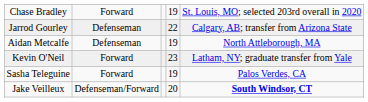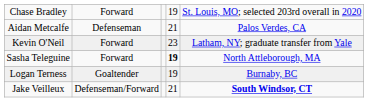- row: (38, 27)
(173, 43) 19 -> (173, 27) 21
(272, 43) North Attleborough, MA -> (272, 27) Palos Verdes, CA
(173, 74) normal -> (173, 58) bold
(272, 74) Palos Verdes, CA -> (272, 58) North Attleborough, MA
+ row: (38, 74)
(173, 89) 20 -> (173, 89) 21
